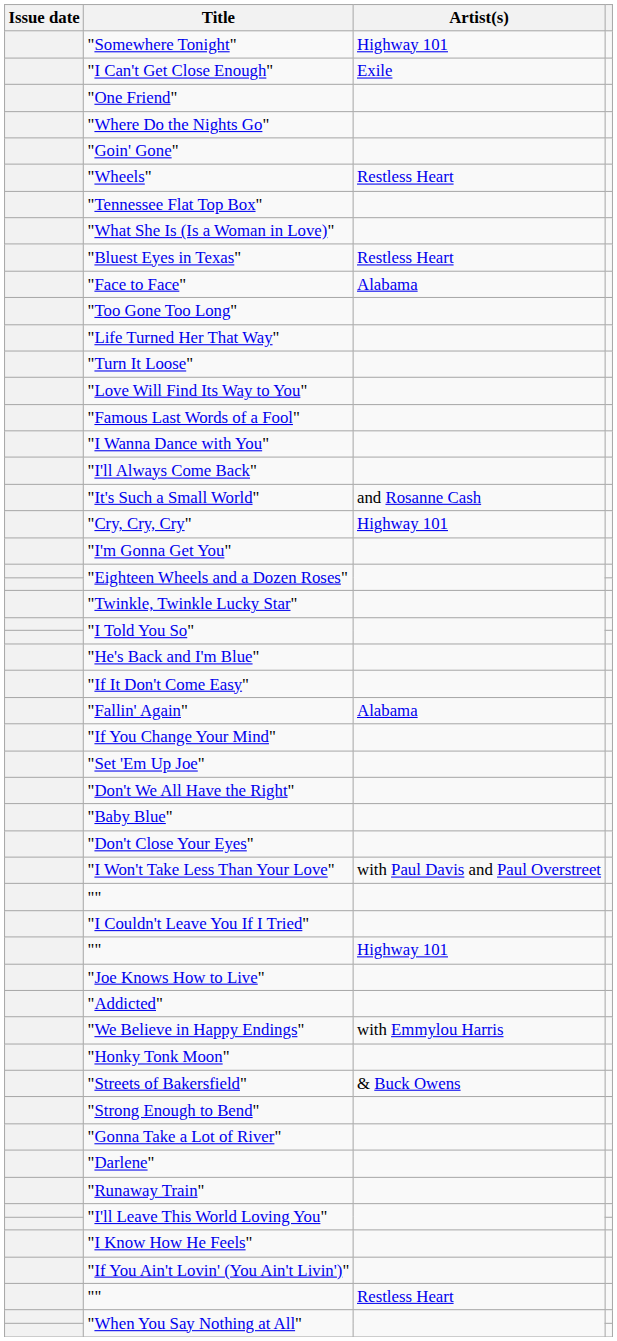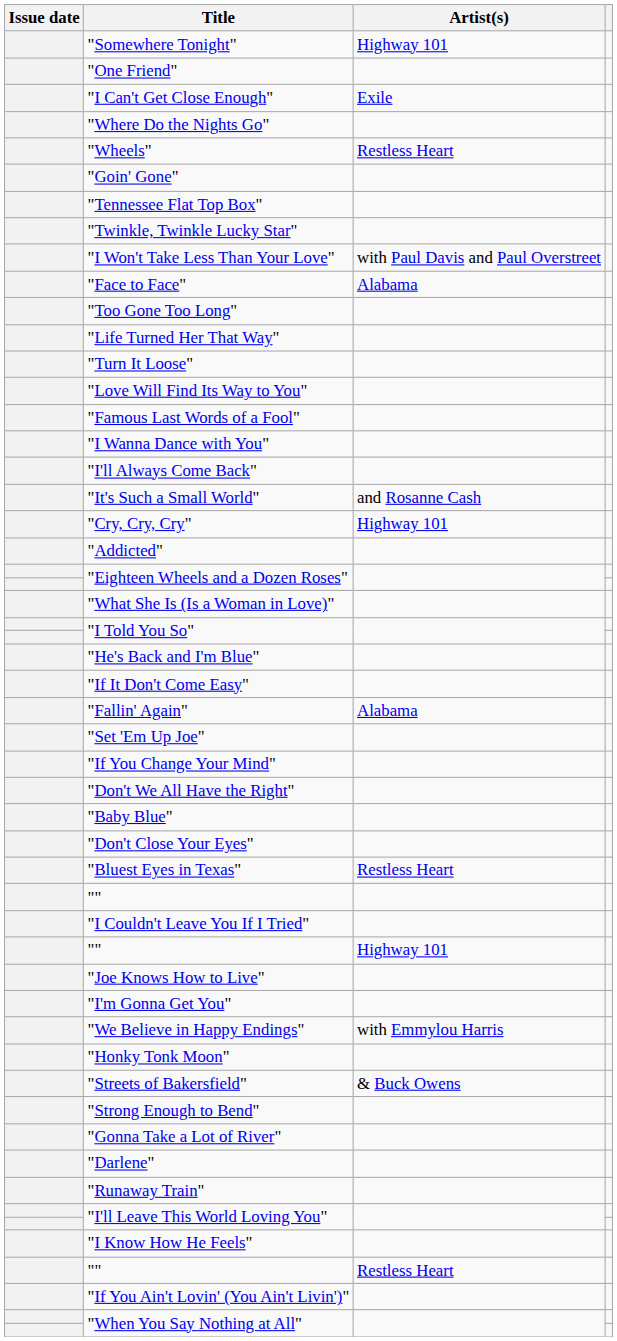rows swapped: (180, 71) <-> (132, 97)
rows swapped: (133, 151) <-> (120, 177)
rows swapped: (192, 603) <-> (211, 230)
rows swapped: (211, 870) <-> (164, 257)
rows swapped: (159, 550) <-> (125, 1003)
rows swapped: (182, 737) <-> (146, 763)
rows swapped: (218, 1270) <-> (94, 1296)
